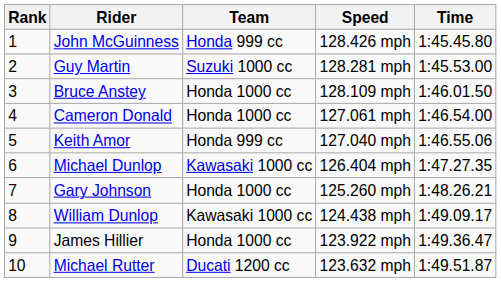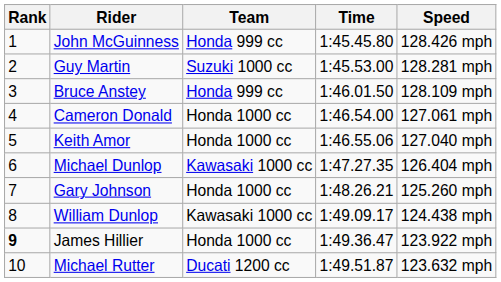columns swapped: (365, 17) <-> (455, 17)
(239, 91) Honda 1000 cc -> (234, 91) Honda 999 cc
(234, 141) Honda 999 cc -> (239, 141) Honda 1000 cc
(13, 240) normal -> (13, 240) bold
